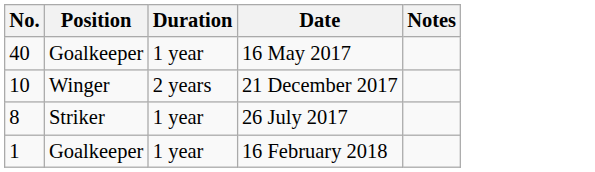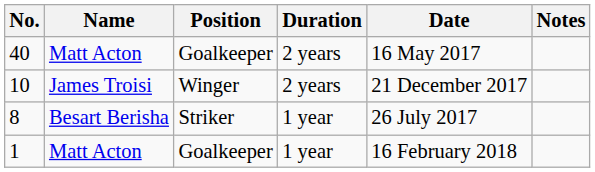+ column: (109, 20)
(178, 53) 1 year -> (312, 53) 2 years
